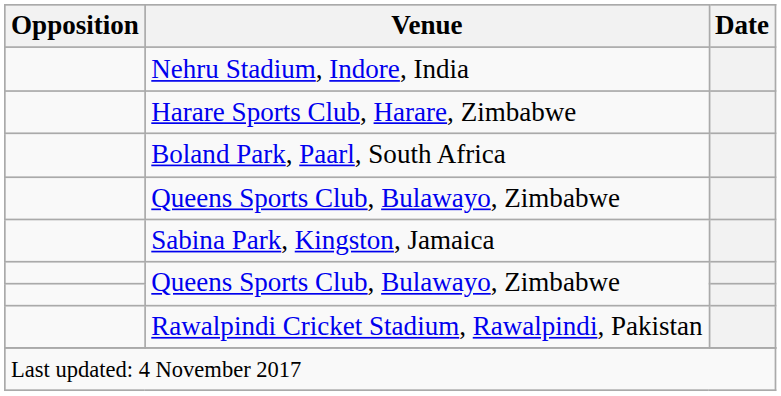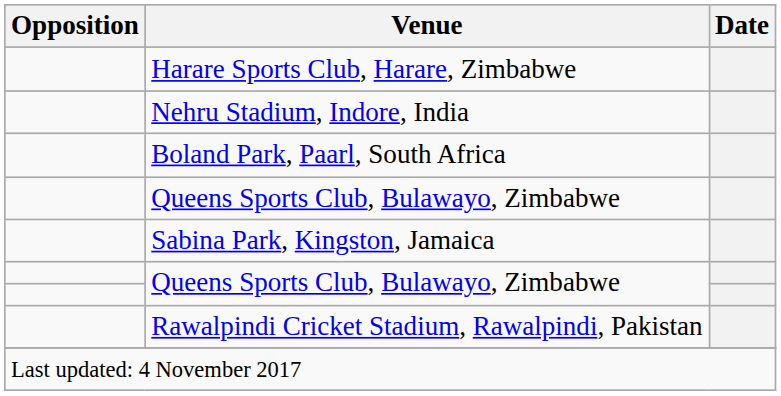rows swapped: (75, 69) <-> (75, 112)
